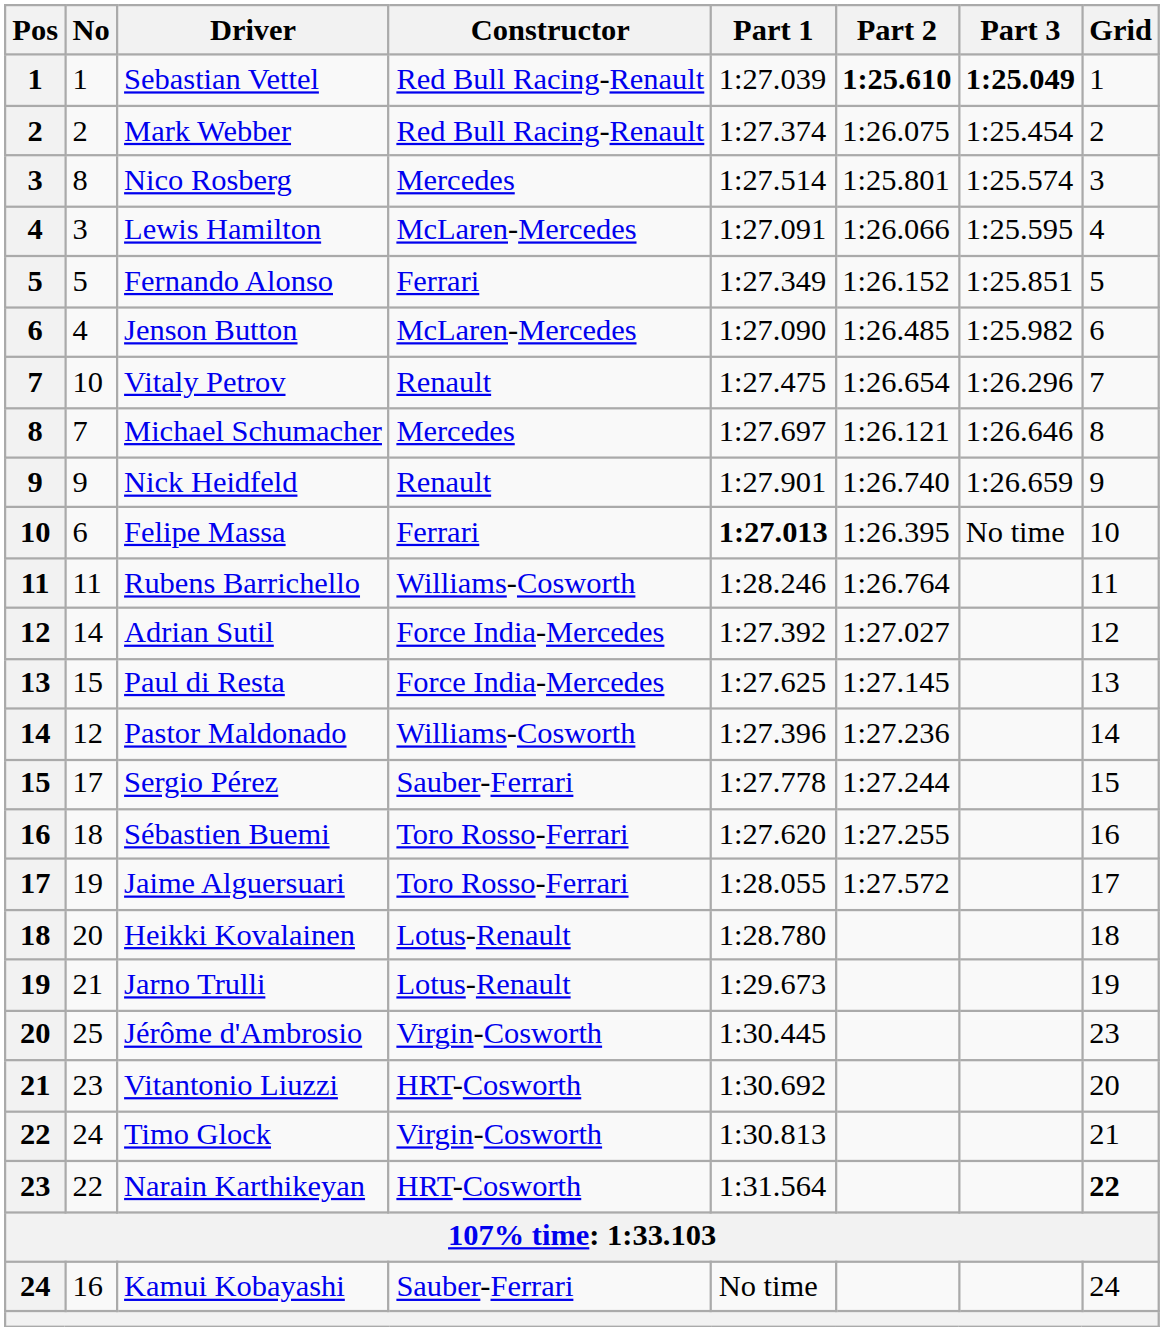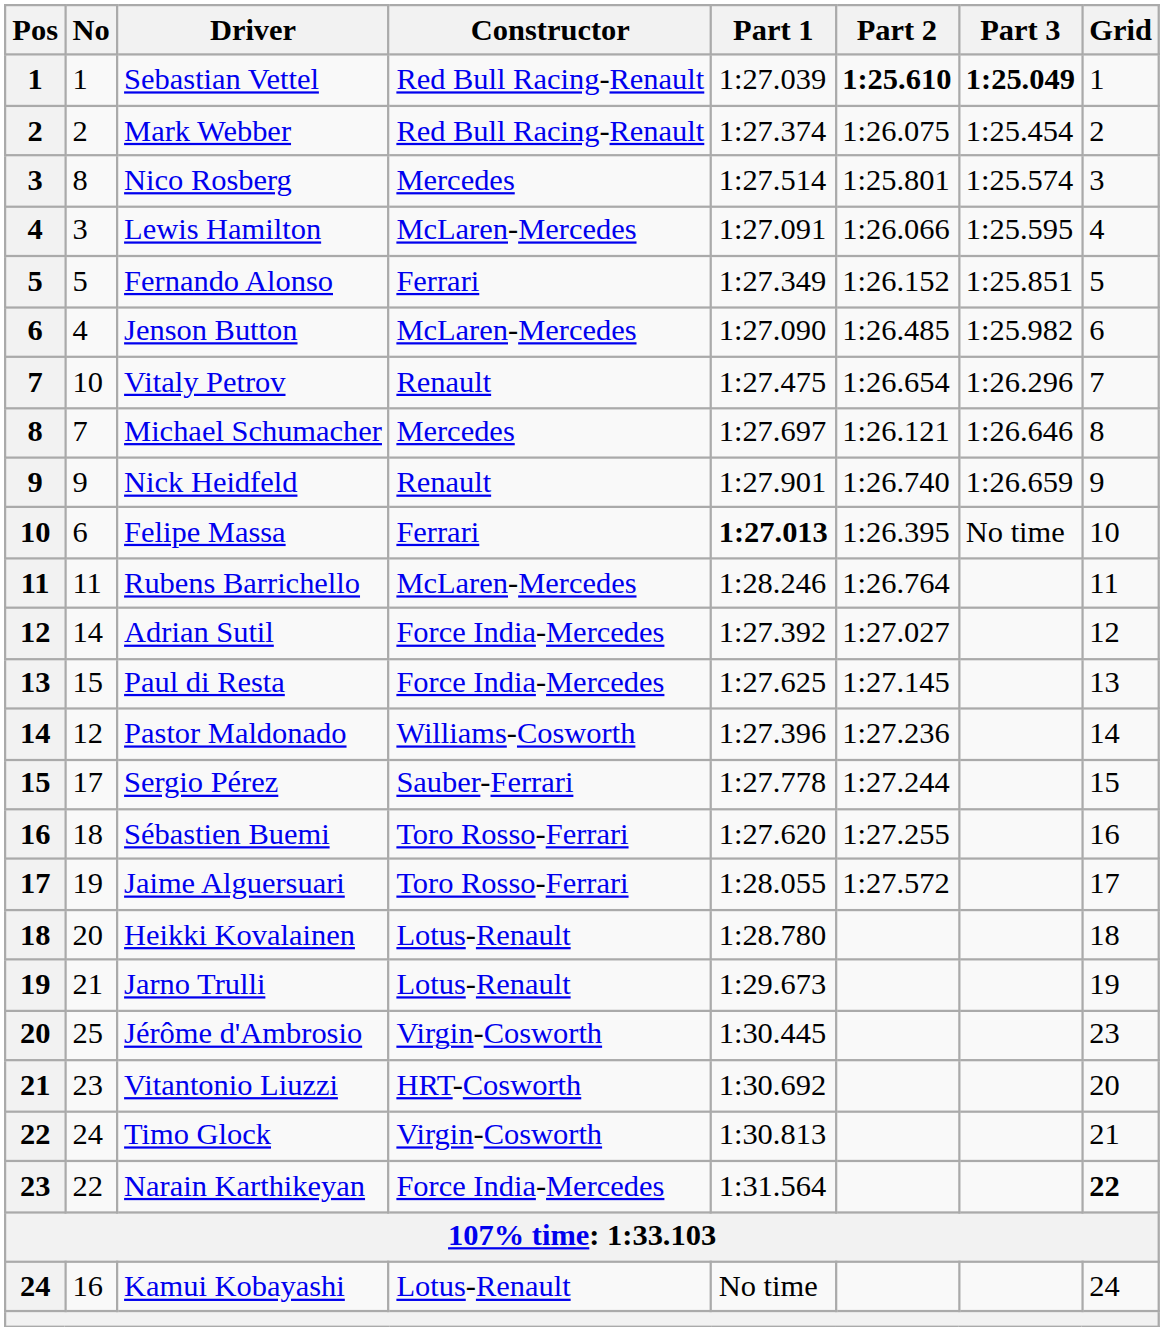(516, 582) Williams-Cosworth -> (516, 582) McLaren-Mercedes
(489, 1185) HRT-Cosworth -> (530, 1185) Force India-Mercedes
(485, 1285) Sauber-Ferrari -> (484, 1285) Lotus-Renault
